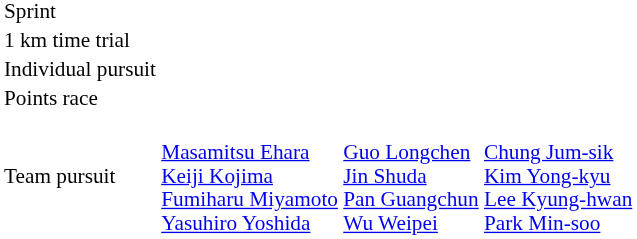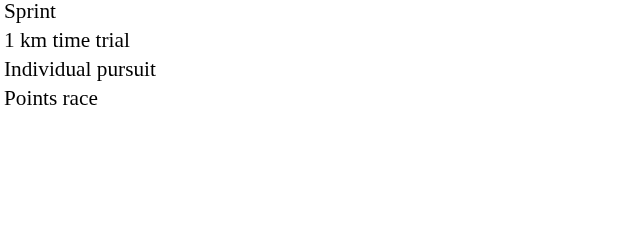- row: (60, 175)
